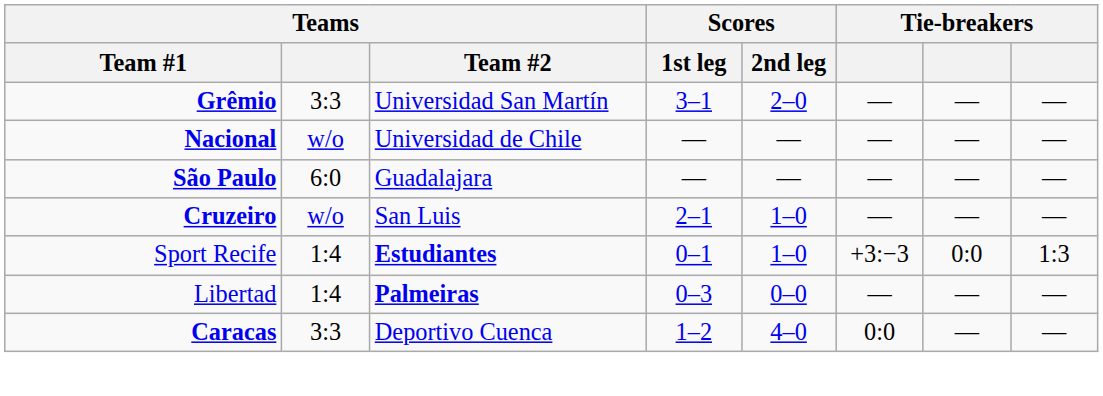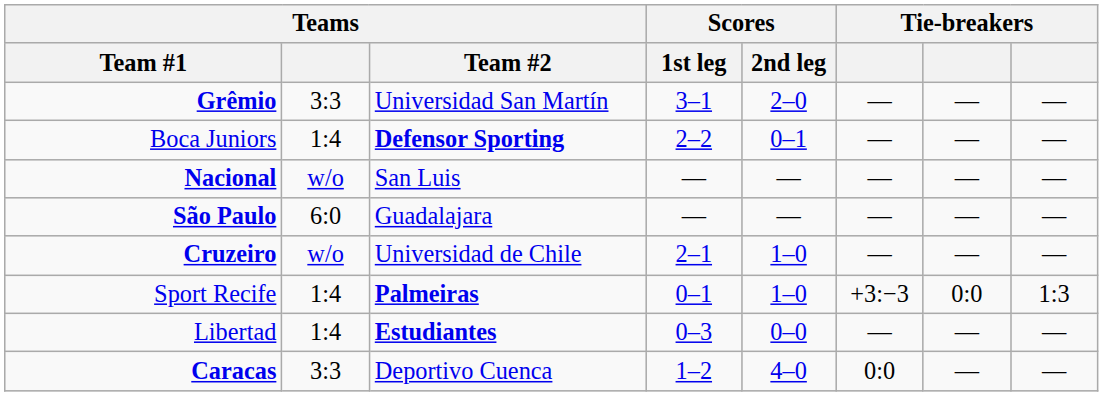+ row: (213, 139)
(478, 139) Universidad de Chile -> (418, 178) San Luis
(418, 216) San Luis -> (478, 255) Universidad de Chile
(436, 255) Estudiantes -> (427, 293) Palmeiras
(427, 293) Palmeiras -> (436, 332) Estudiantes
